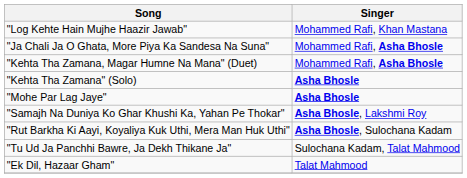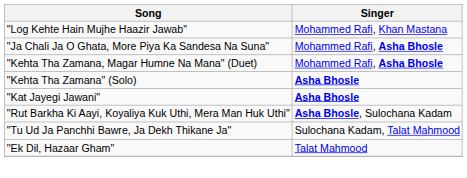+ row: (53, 97)
- row: (57, 97)
- row: (146, 114)
